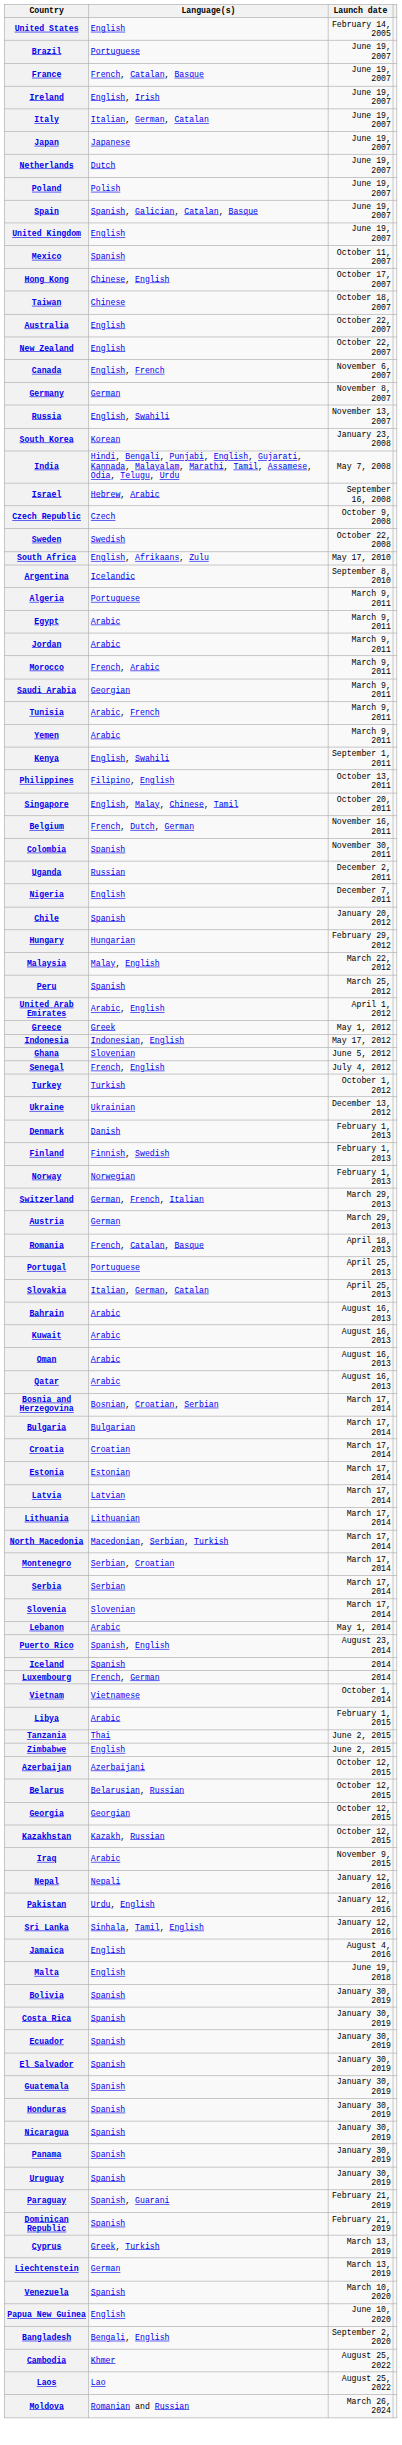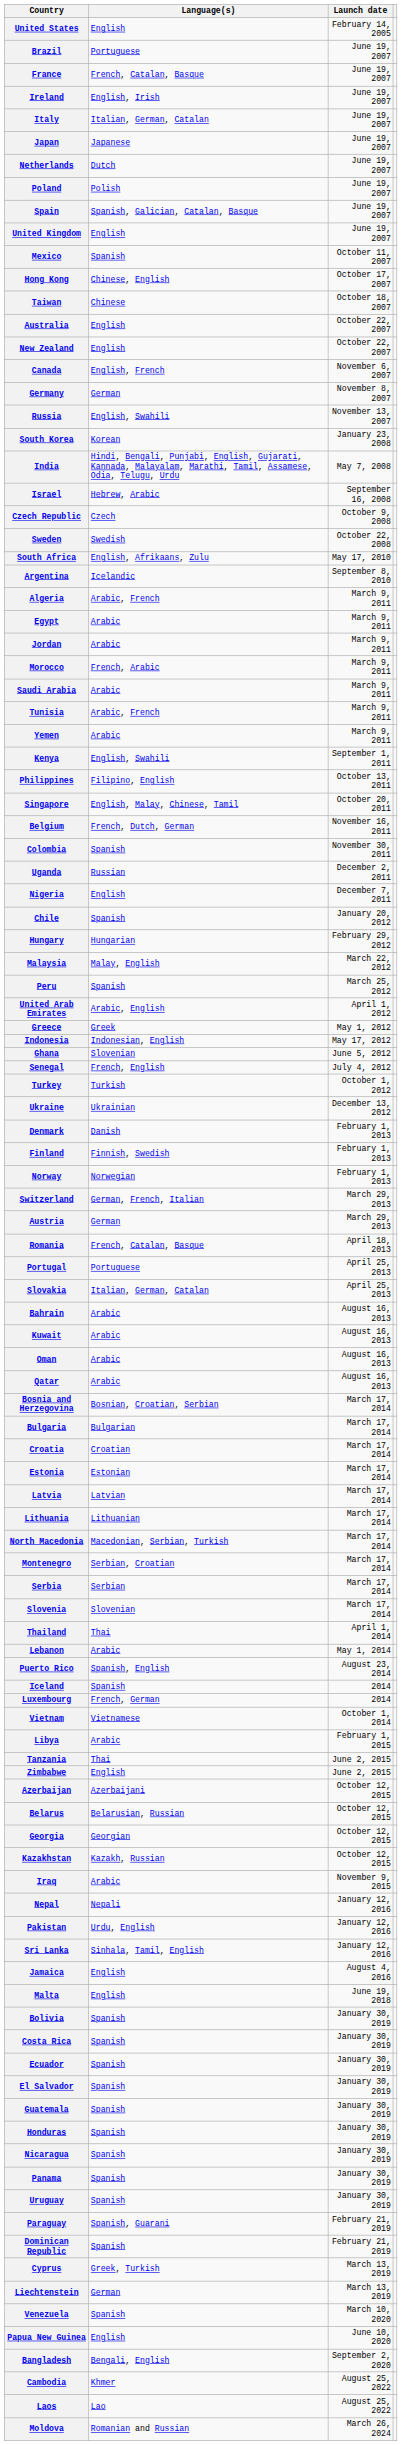(115, 599) Portuguese -> (125, 599) Arabic, French
(111, 690) Georgian -> (106, 690) Arabic
+ row: (47, 1633)
